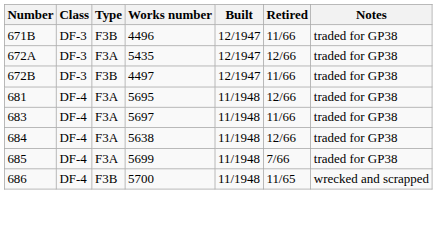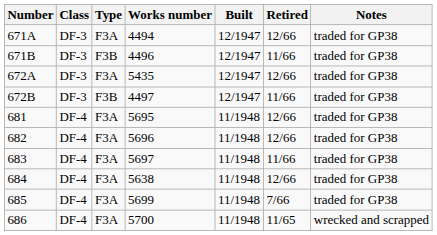+ row: (22, 35)
+ row: (17, 138)
(106, 179) F3B -> (106, 220) F3A
